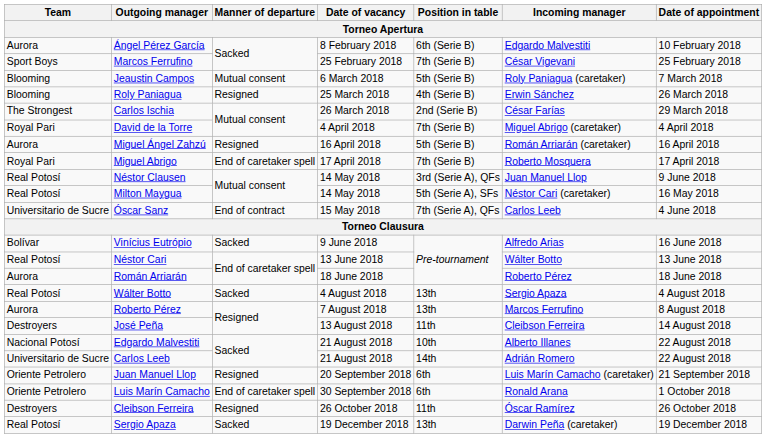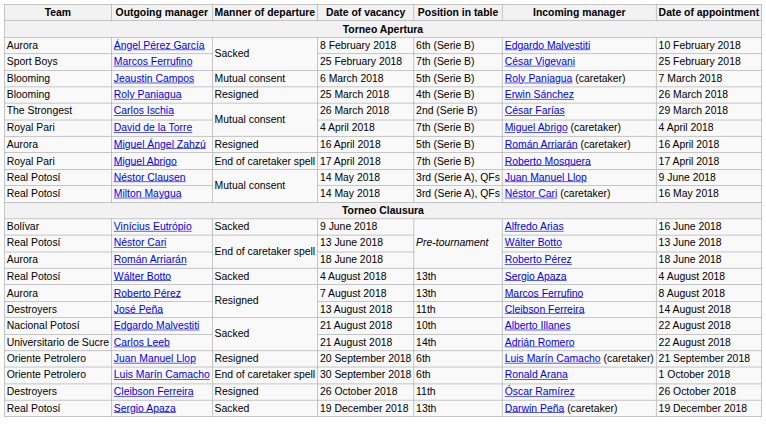(457, 194) 5th (Serie A), SFs -> (458, 194) 3rd (Serie A), QFs
- row: (141, 210)
